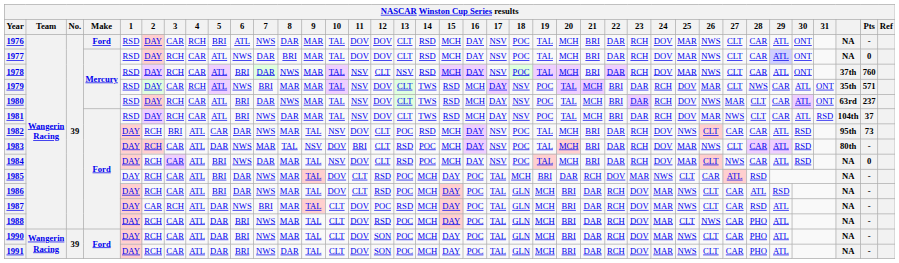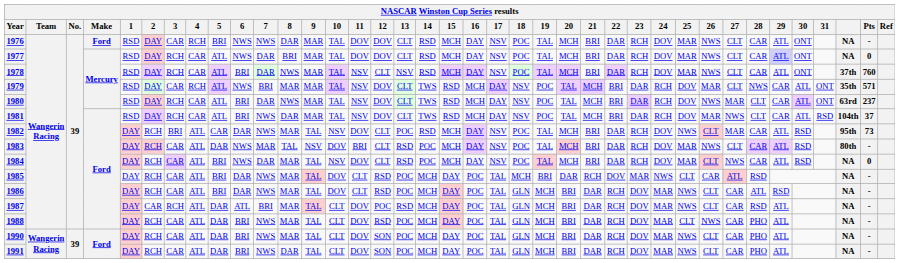(242, 41) ATL -> (242, 41) NWS
(735, 131) CAR -> (735, 131) MAR
(242, 206) NWS -> (242, 206) ATL
